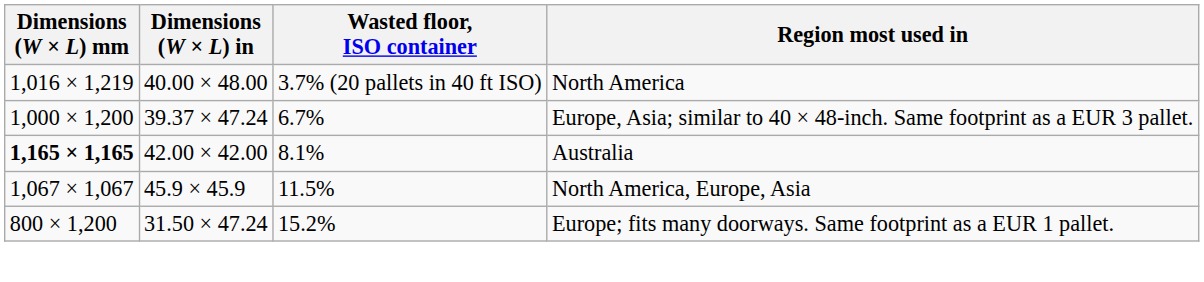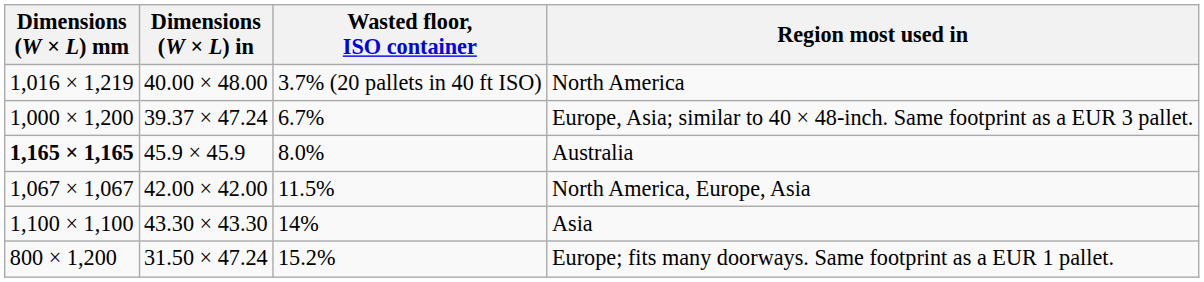(206, 152) 42.00 × 42.00 -> (195, 152) 45.9 × 45.9
(301, 152) 8.1% -> (301, 152) 8.0%
(195, 188) 45.9 × 45.9 -> (206, 188) 42.00 × 42.00
+ row: (572, 223)
